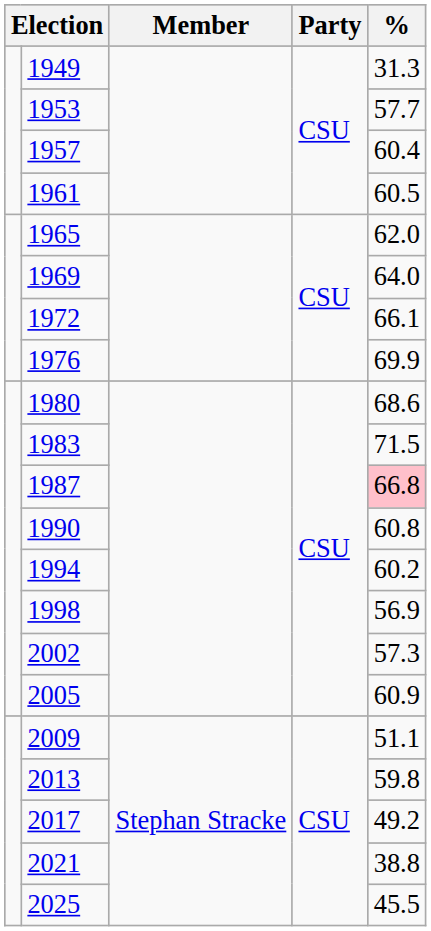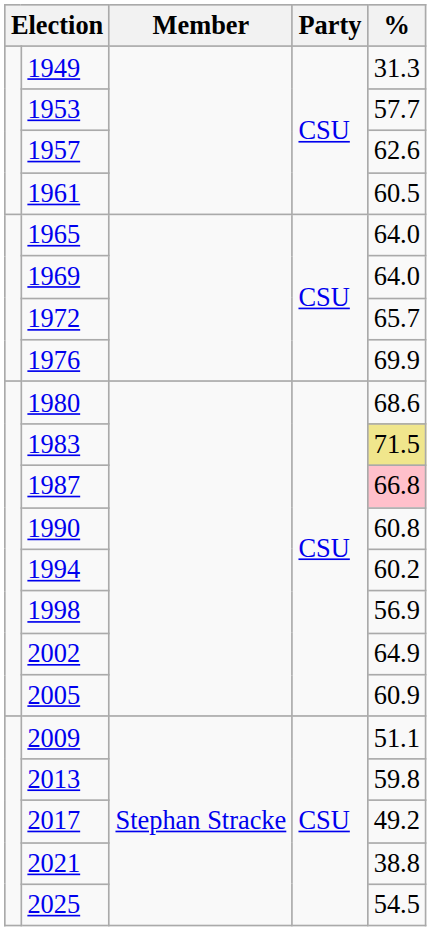(397, 151) 60.4 -> (397, 151) 62.6
(397, 234) 62.0 -> (397, 234) 64.0
(397, 318) 66.1 -> (397, 318) 65.7
(397, 444) no background -> (397, 444) khaki background
(397, 653) 57.3 -> (397, 653) 64.9
(397, 904) 45.5 -> (397, 904) 54.5
